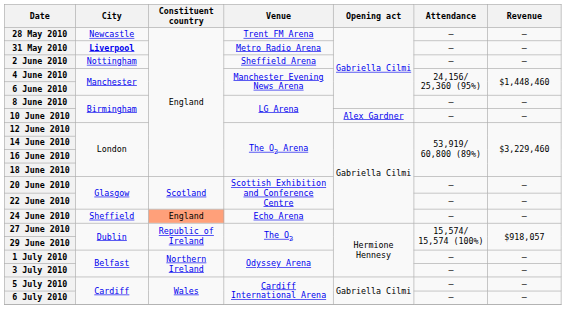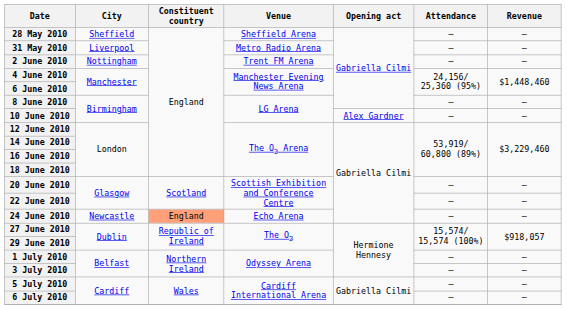(112, 34) Newcastle -> (112, 34) Sheffield
(279, 34) Trent FM Arena -> (279, 34) Sheffield Arena
(112, 48) bold -> (112, 48) normal
(279, 61) Sheffield Arena -> (279, 61) Trent FM Arena
(112, 216) Sheffield -> (112, 216) Newcastle
